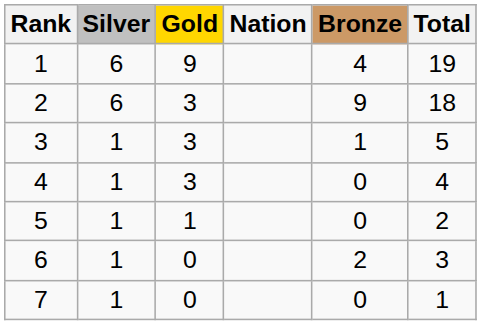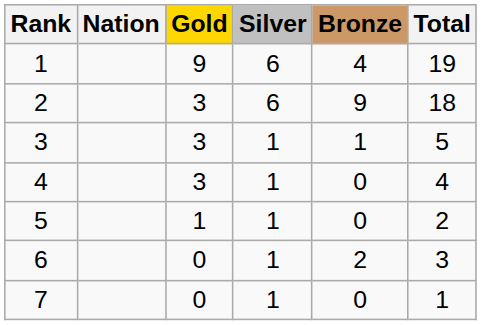columns swapped: (268, 24) <-> (116, 24)
